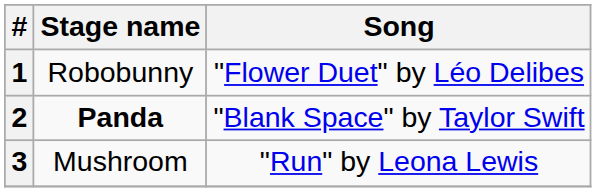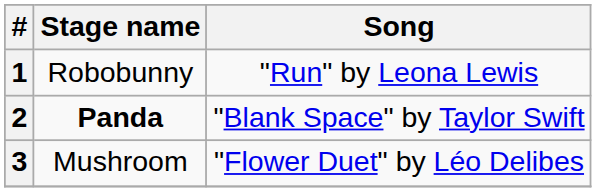(399, 72) "Flower Duet" by Léo Delibes -> (399, 72) "Run" by Leona Lewis
(399, 162) "Run" by Leona Lewis -> (399, 162) "Flower Duet" by Léo Delibes
